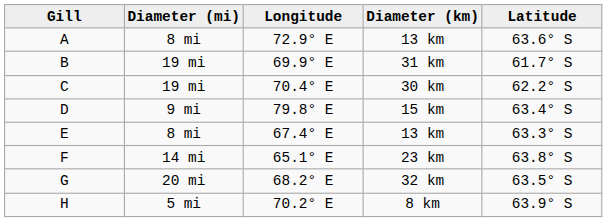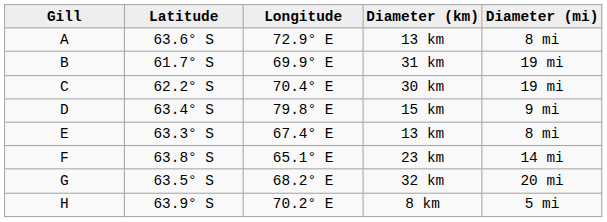columns swapped: (542, 16) <-> (184, 16)
